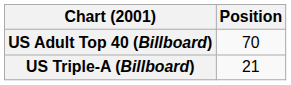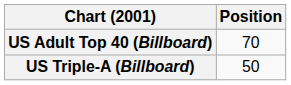(251, 67) 21 -> (251, 67) 50
